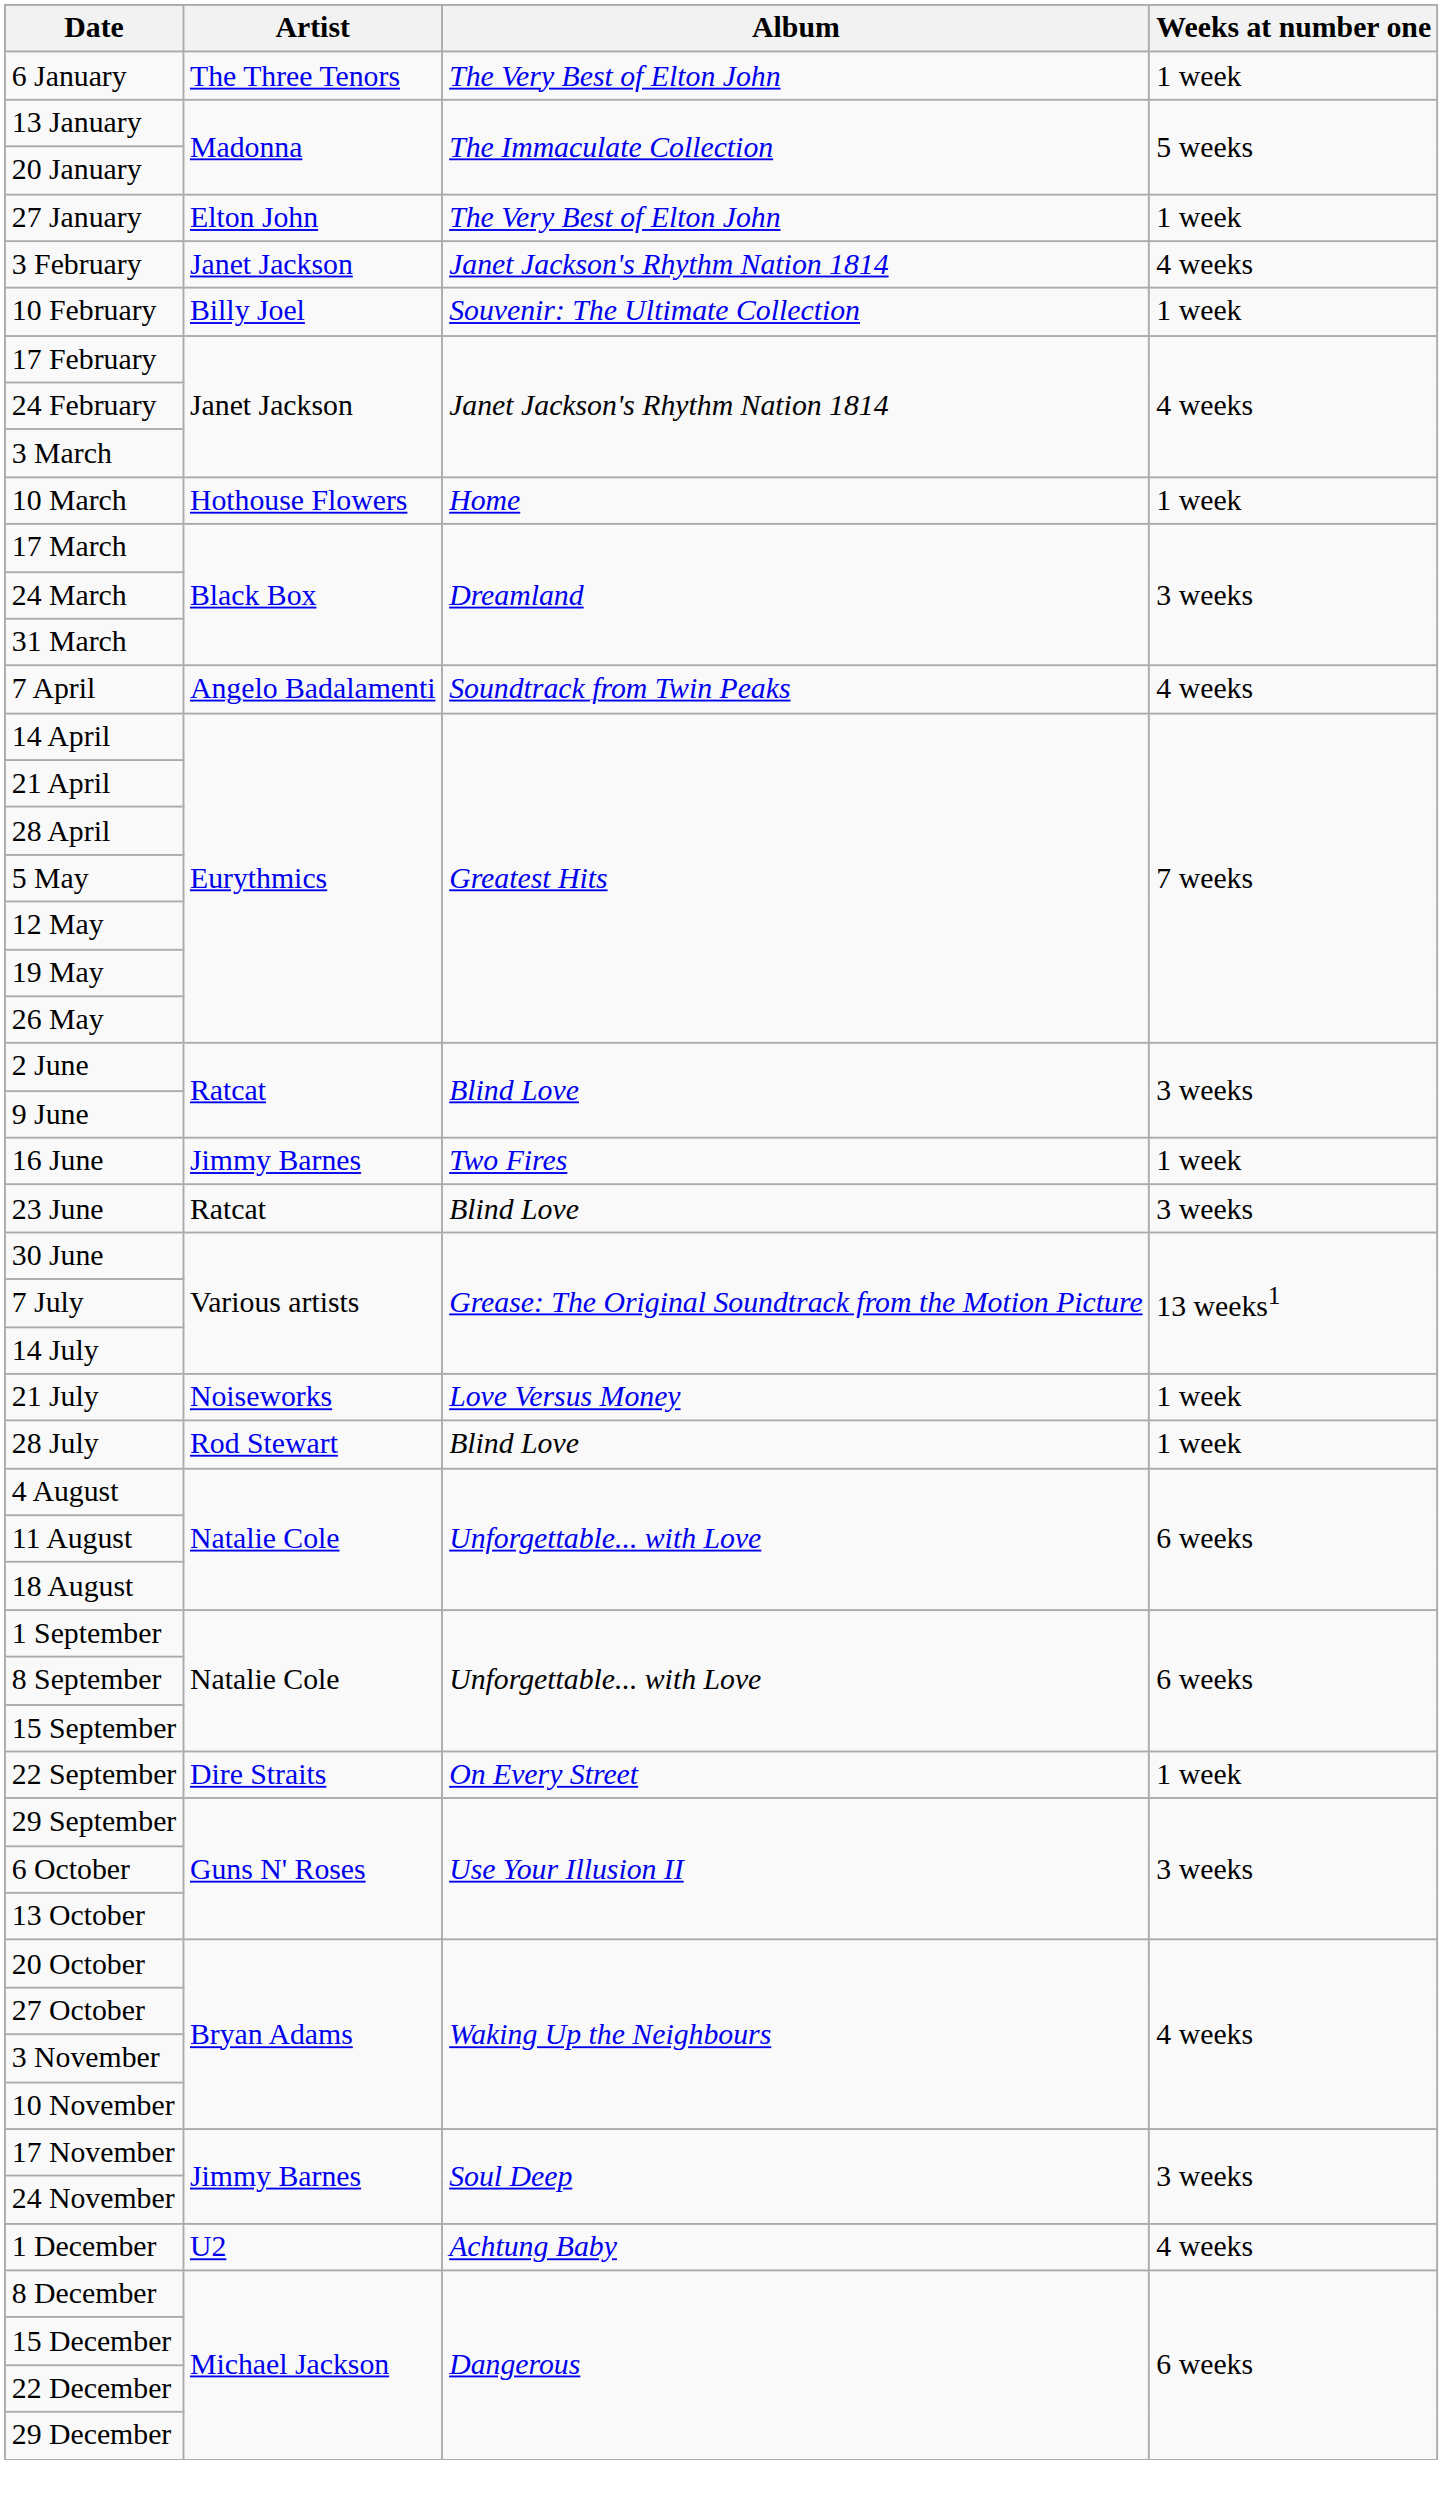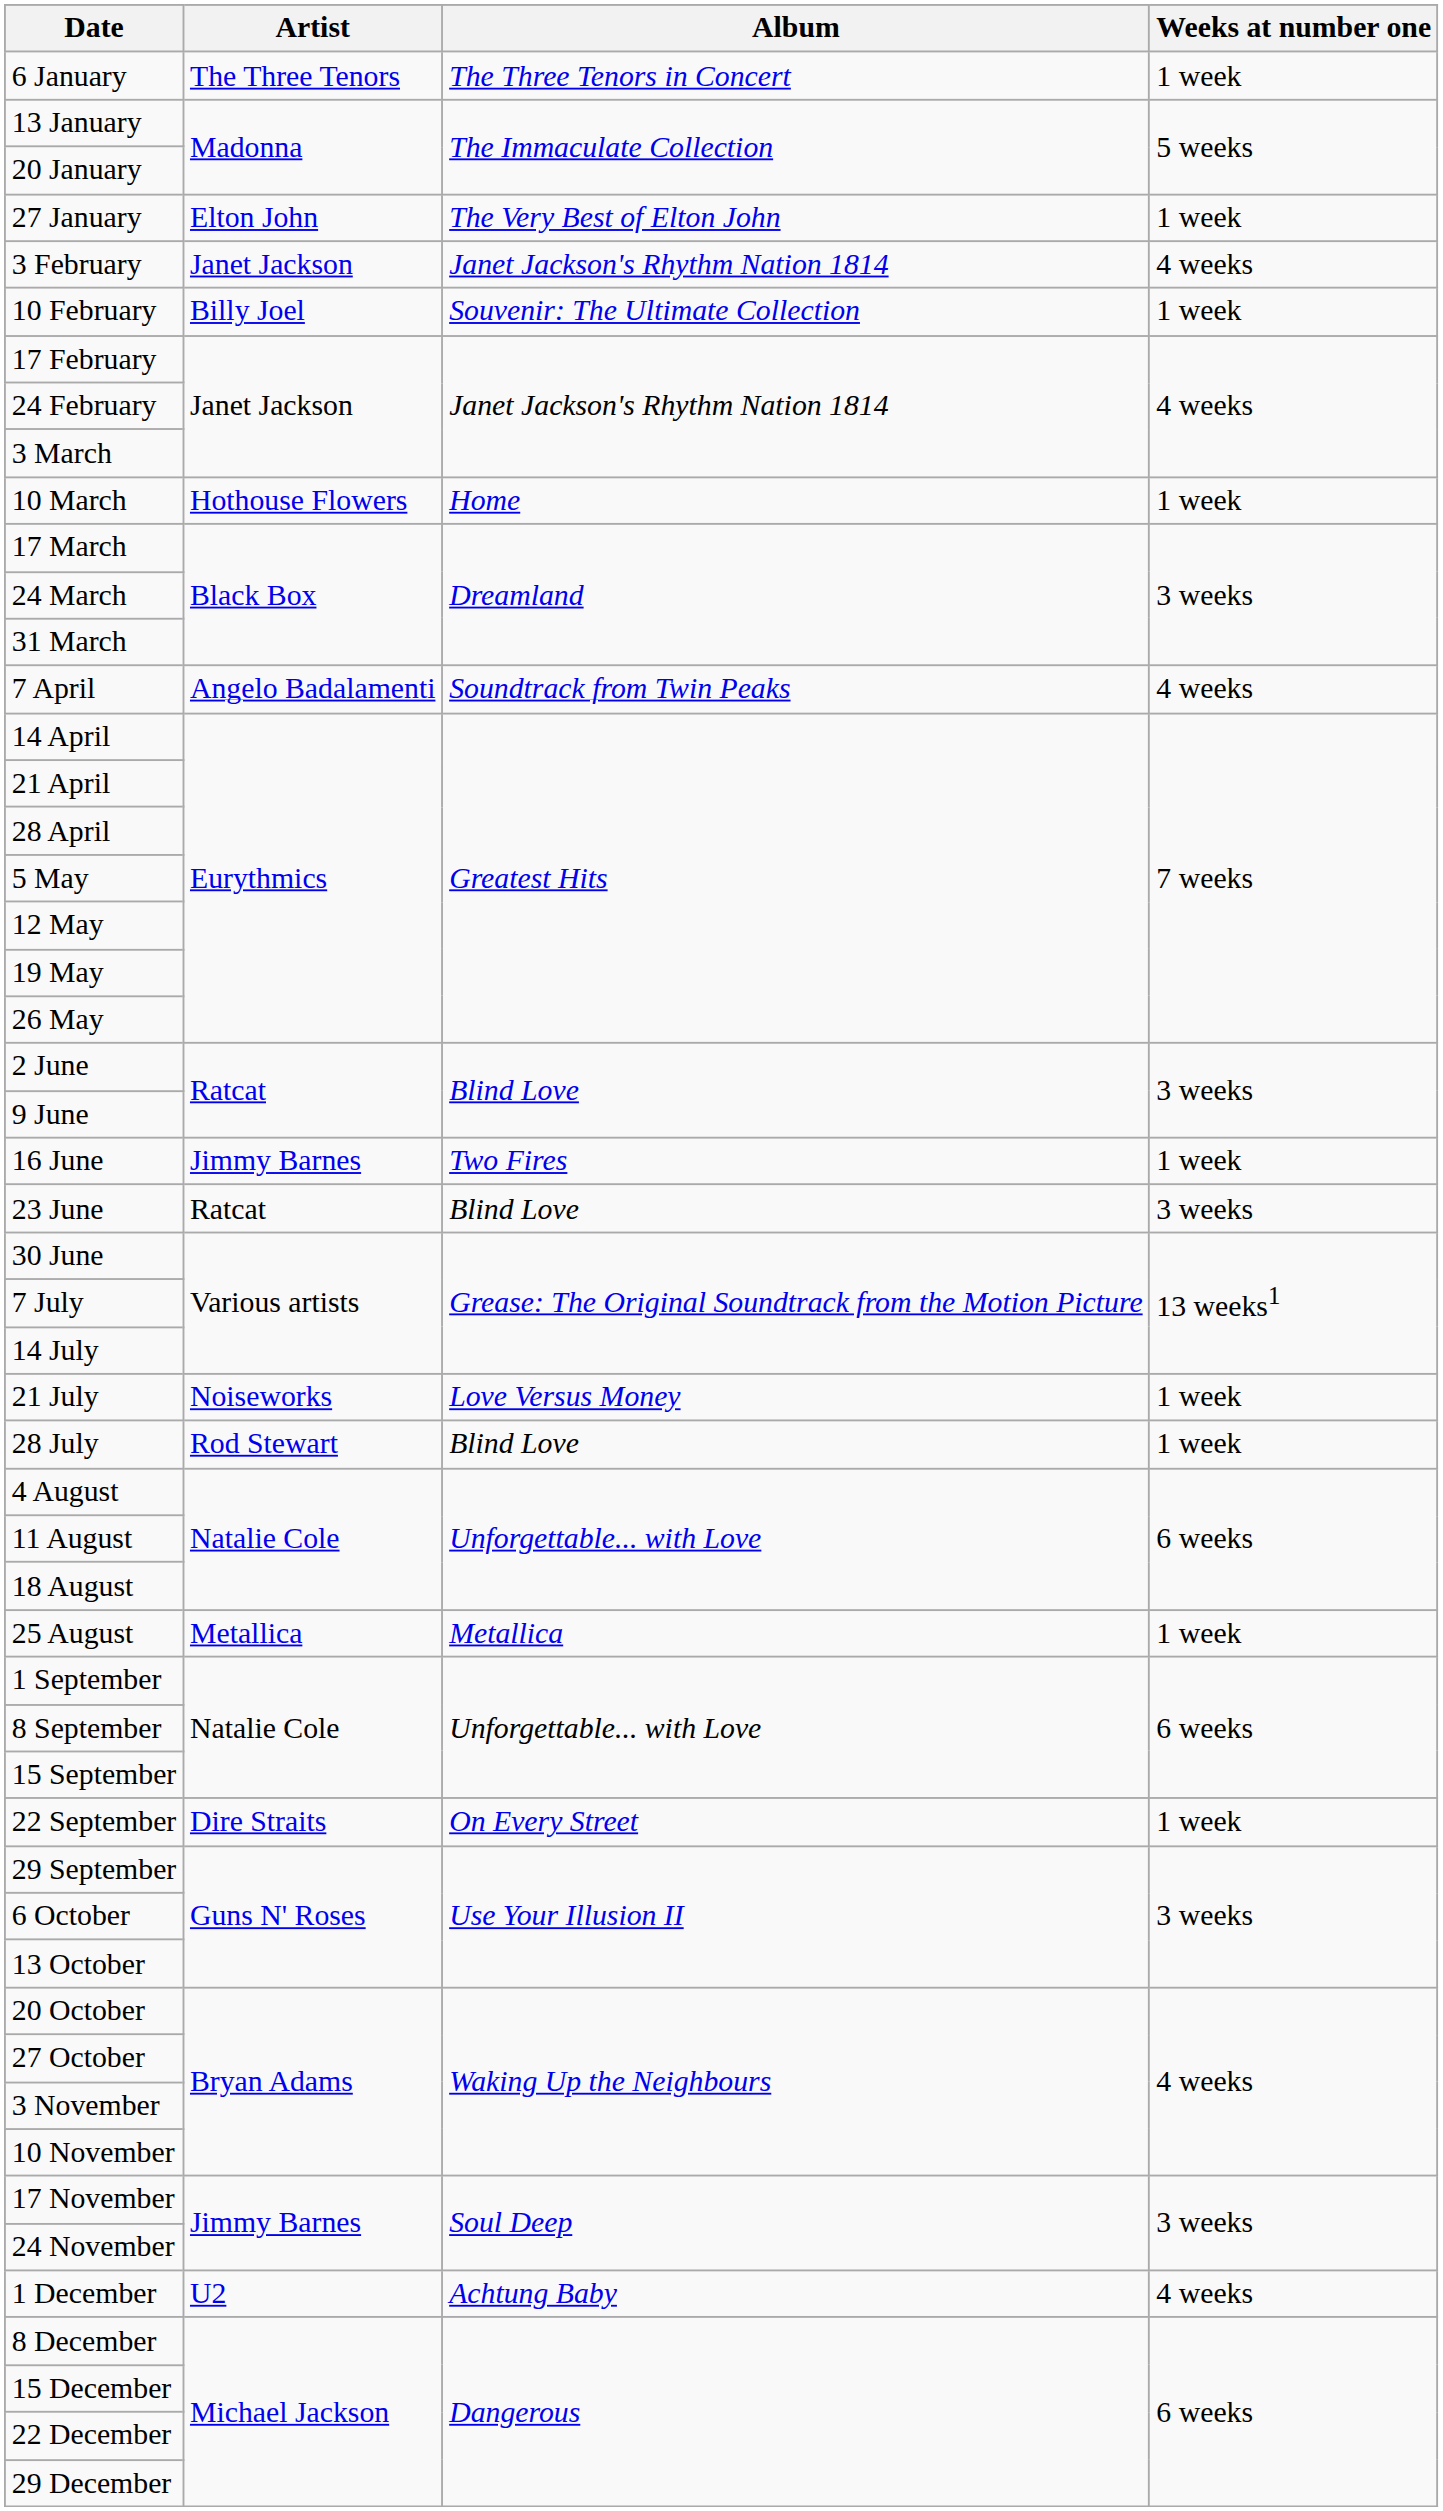(615, 75) The Very Best of Elton John -> (620, 75) The Three Tenors in Concert
+ row: (73, 1632)
